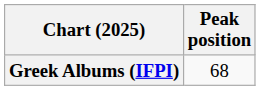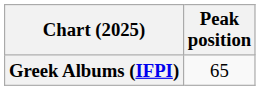(219, 70) 68 -> (219, 70) 65
